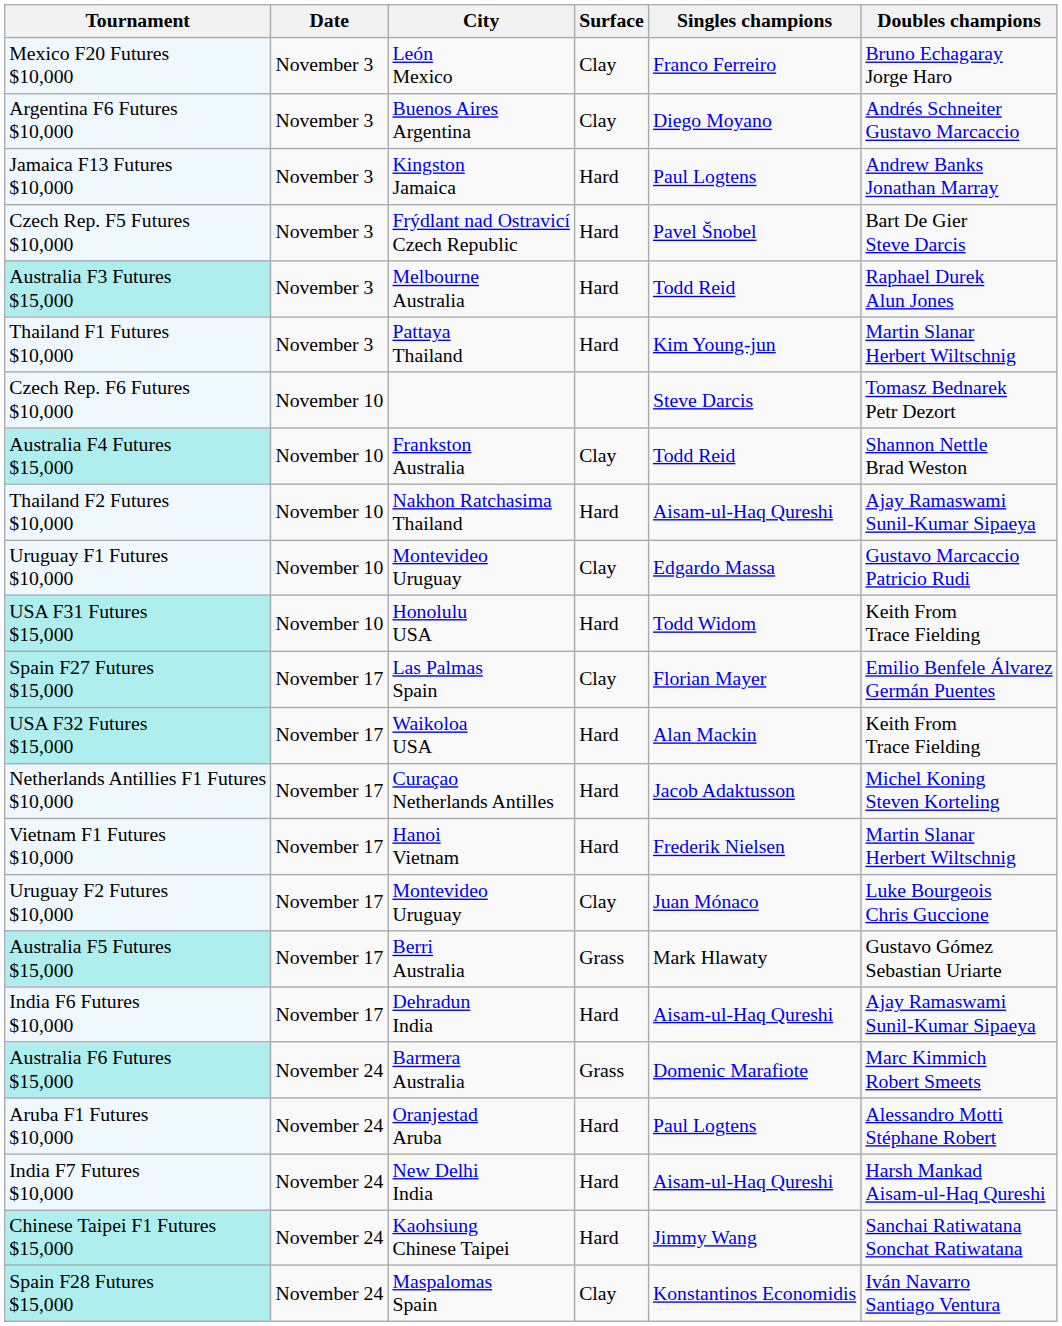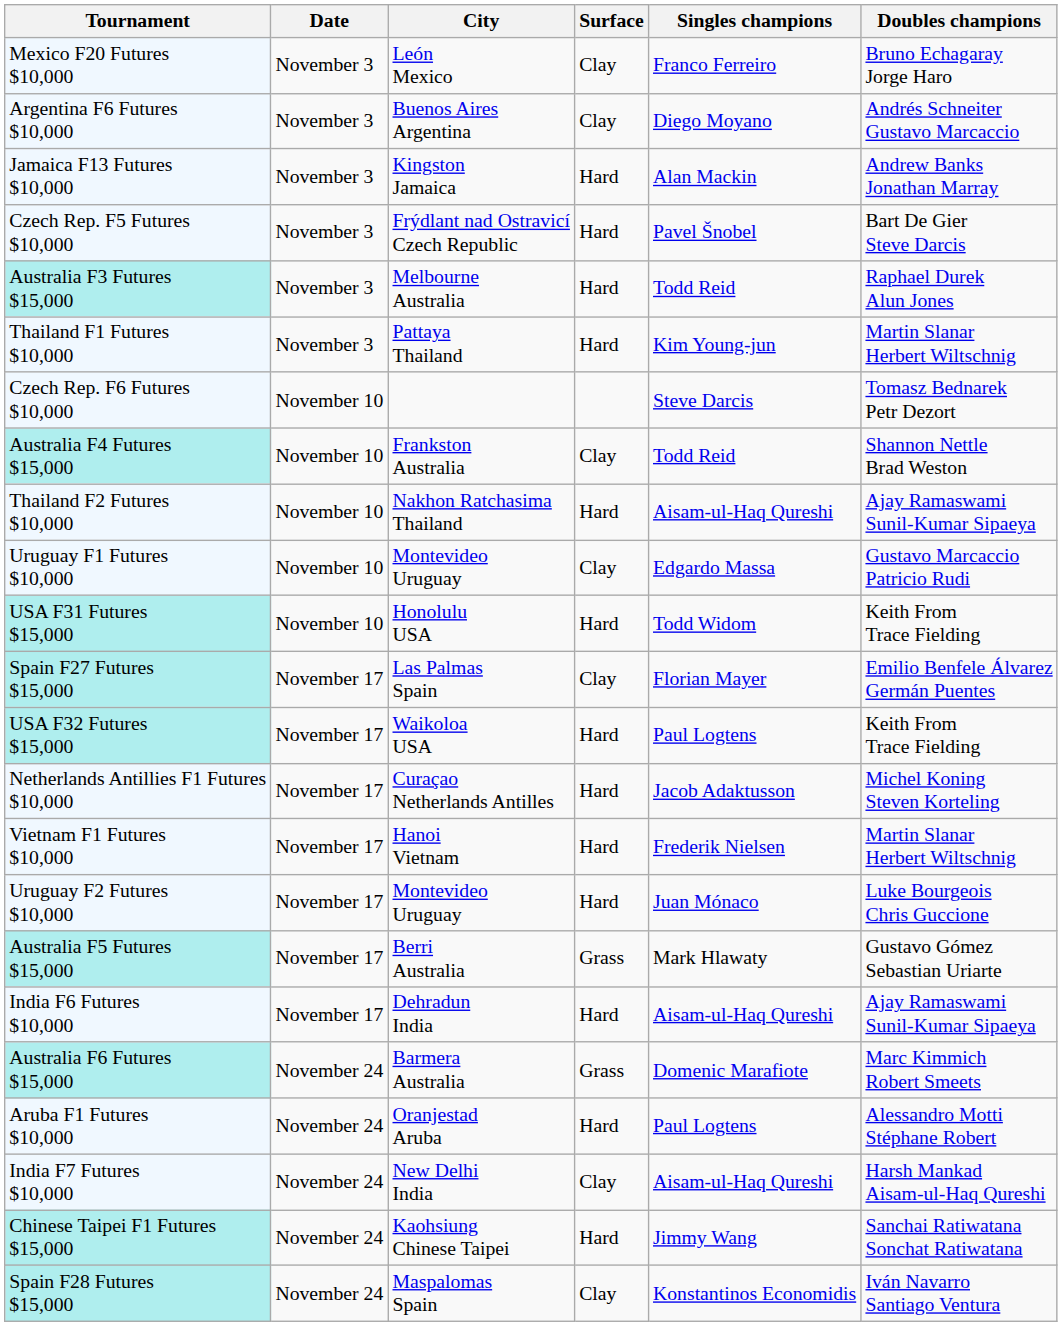(705, 176) Paul Logtens -> (705, 176) Alan Mackin
(705, 735) Alan Mackin -> (705, 735) Paul Logtens
(598, 902) Clay -> (599, 902) Hard
(599, 1181) Hard -> (598, 1181) Clay
